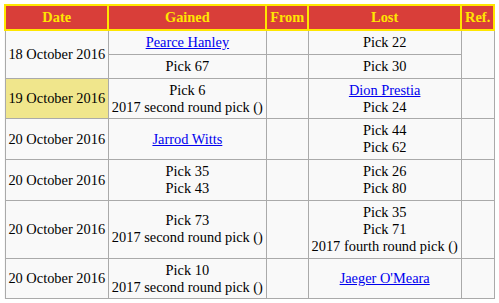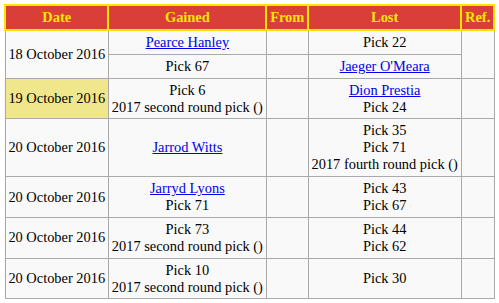(385, 66) Pick 30 -> (385, 66) Jaeger O'Meara
(385, 139) Pick 44 Pick 62 -> (385, 147) Pick 35 Pick 71 2017 fourth round pick ()
- row: (187, 180)
+ row: (187, 197)
(385, 229) Pick 35 Pick 71 2017 fourth round pick () -> (385, 237) Pick 44 Pick 62
(385, 278) Jaeger O'Meara -> (385, 278) Pick 30
